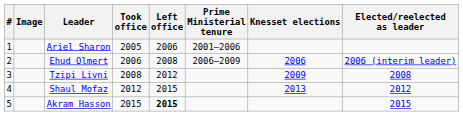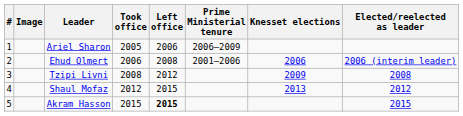(216, 46) 2001–2006 -> (216, 46) 2006–2009
(216, 61) 2006–2009 -> (216, 61) 2001–2006
